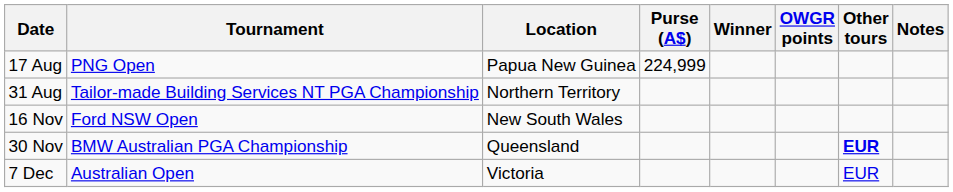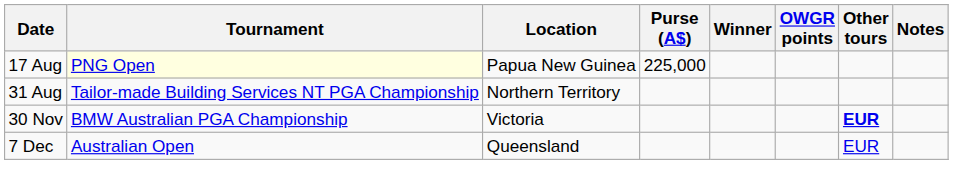(113, 65) no background -> (113, 65) lightyellow background
(675, 65) 224,999 -> (675, 65) 225,000
- row: (36, 119)
(533, 146) Queensland -> (515, 119) Victoria
(515, 174) Victoria -> (533, 146) Queensland
